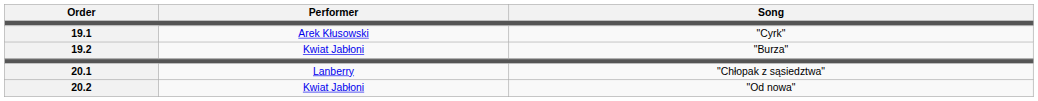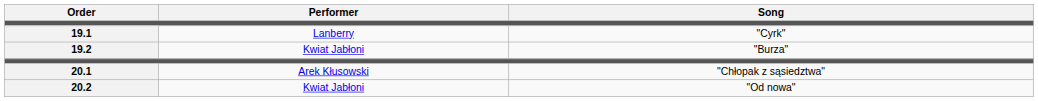(334, 34) Arek Kłusowski -> (334, 34) Lanberry
(334, 71) Lanberry -> (334, 71) Arek Kłusowski
